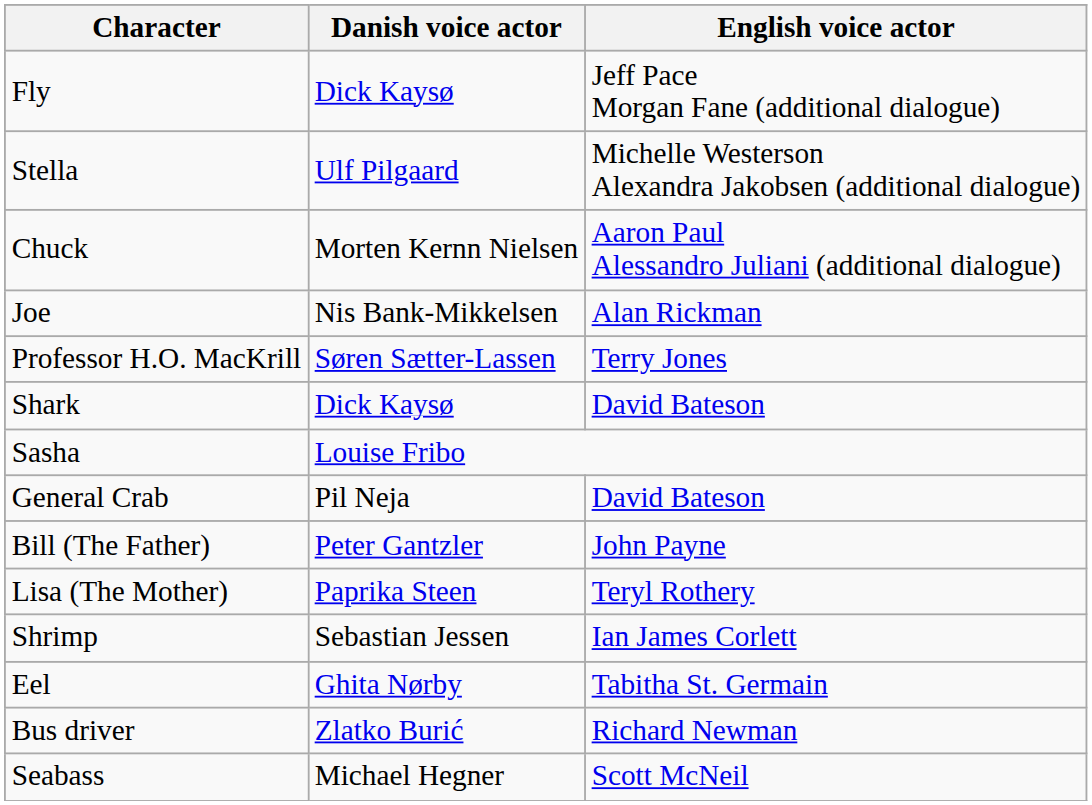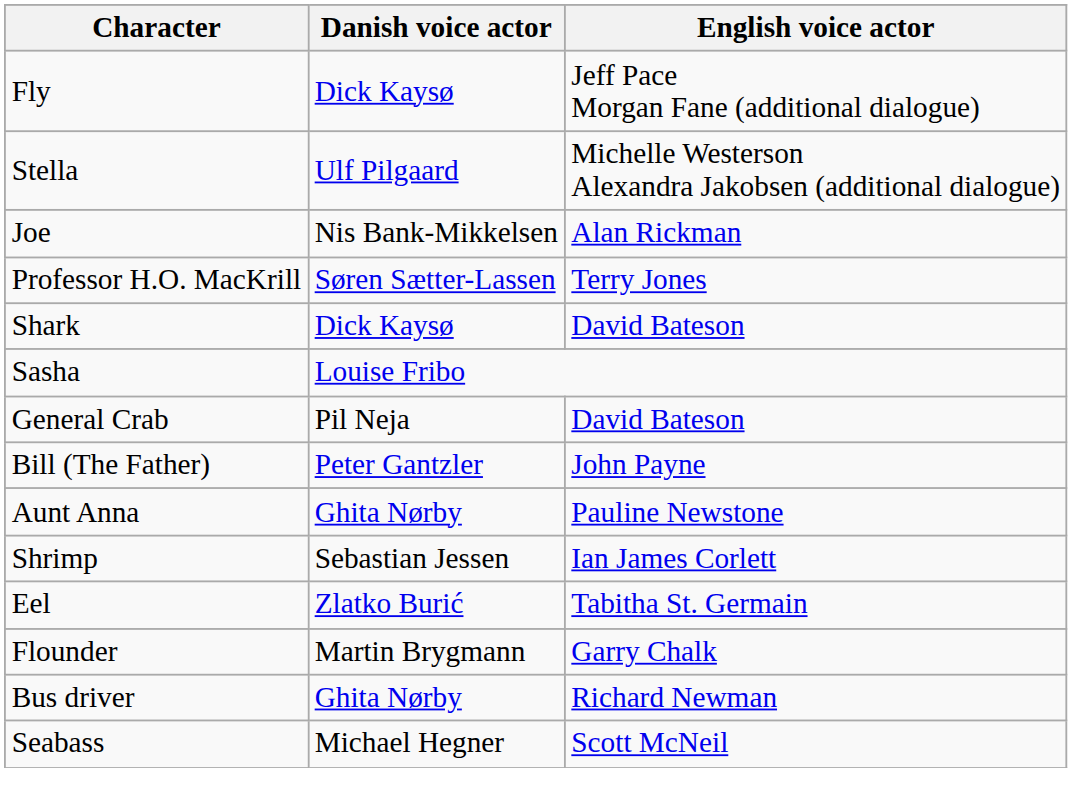- row: (50, 249)
- row: (120, 590)
+ row: (76, 511)
(388, 683) Ghita Nørby -> (389, 604) Zlatko Burić
+ row: (65, 650)
(389, 730) Zlatko Burić -> (388, 697) Ghita Nørby
